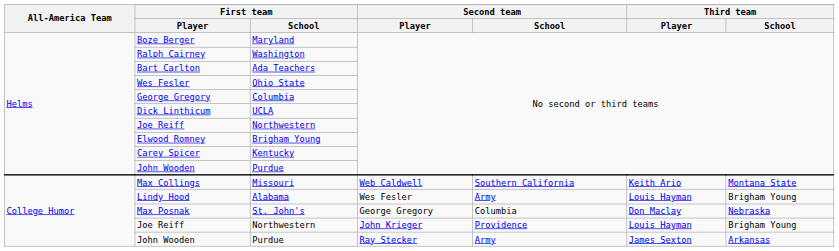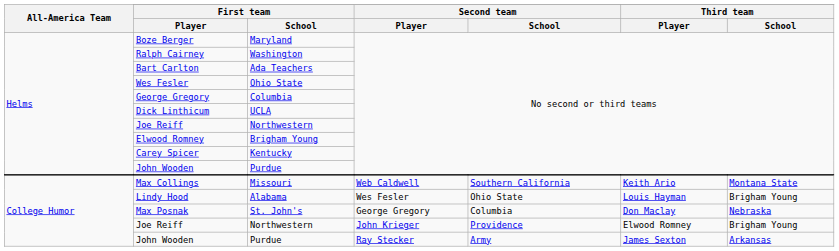(485, 197) Army -> (497, 197) Ohio State
(660, 225) Louis Hayman -> (657, 225) Elwood Romney
